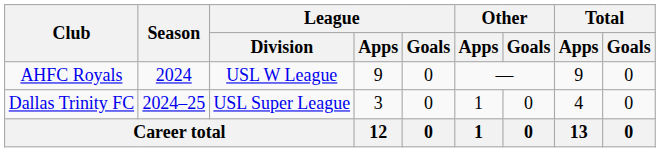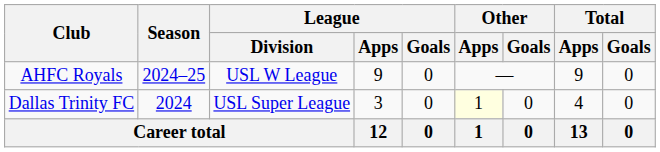(174, 75) 2024 -> (174, 75) 2024–25
(174, 103) 2024–25 -> (174, 103) 2024
(478, 103) no background -> (478, 103) lightyellow background
